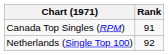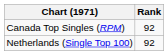(149, 27) 91 -> (149, 27) 92
